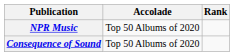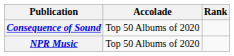rows swapped: (54, 43) <-> (54, 28)
